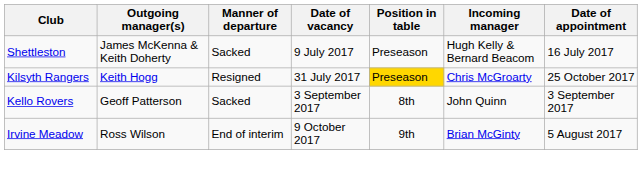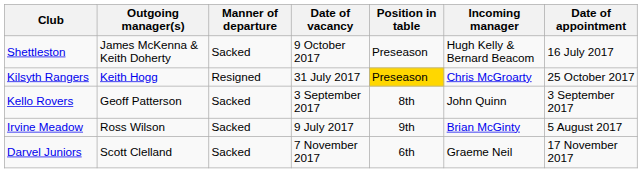(324, 51) 9 July 2017 -> (320, 51) 9 October 2017
(247, 133) End of interim -> (231, 127) Sacked
(320, 133) 9 October 2017 -> (324, 127) 9 July 2017
+ row: (44, 152)
